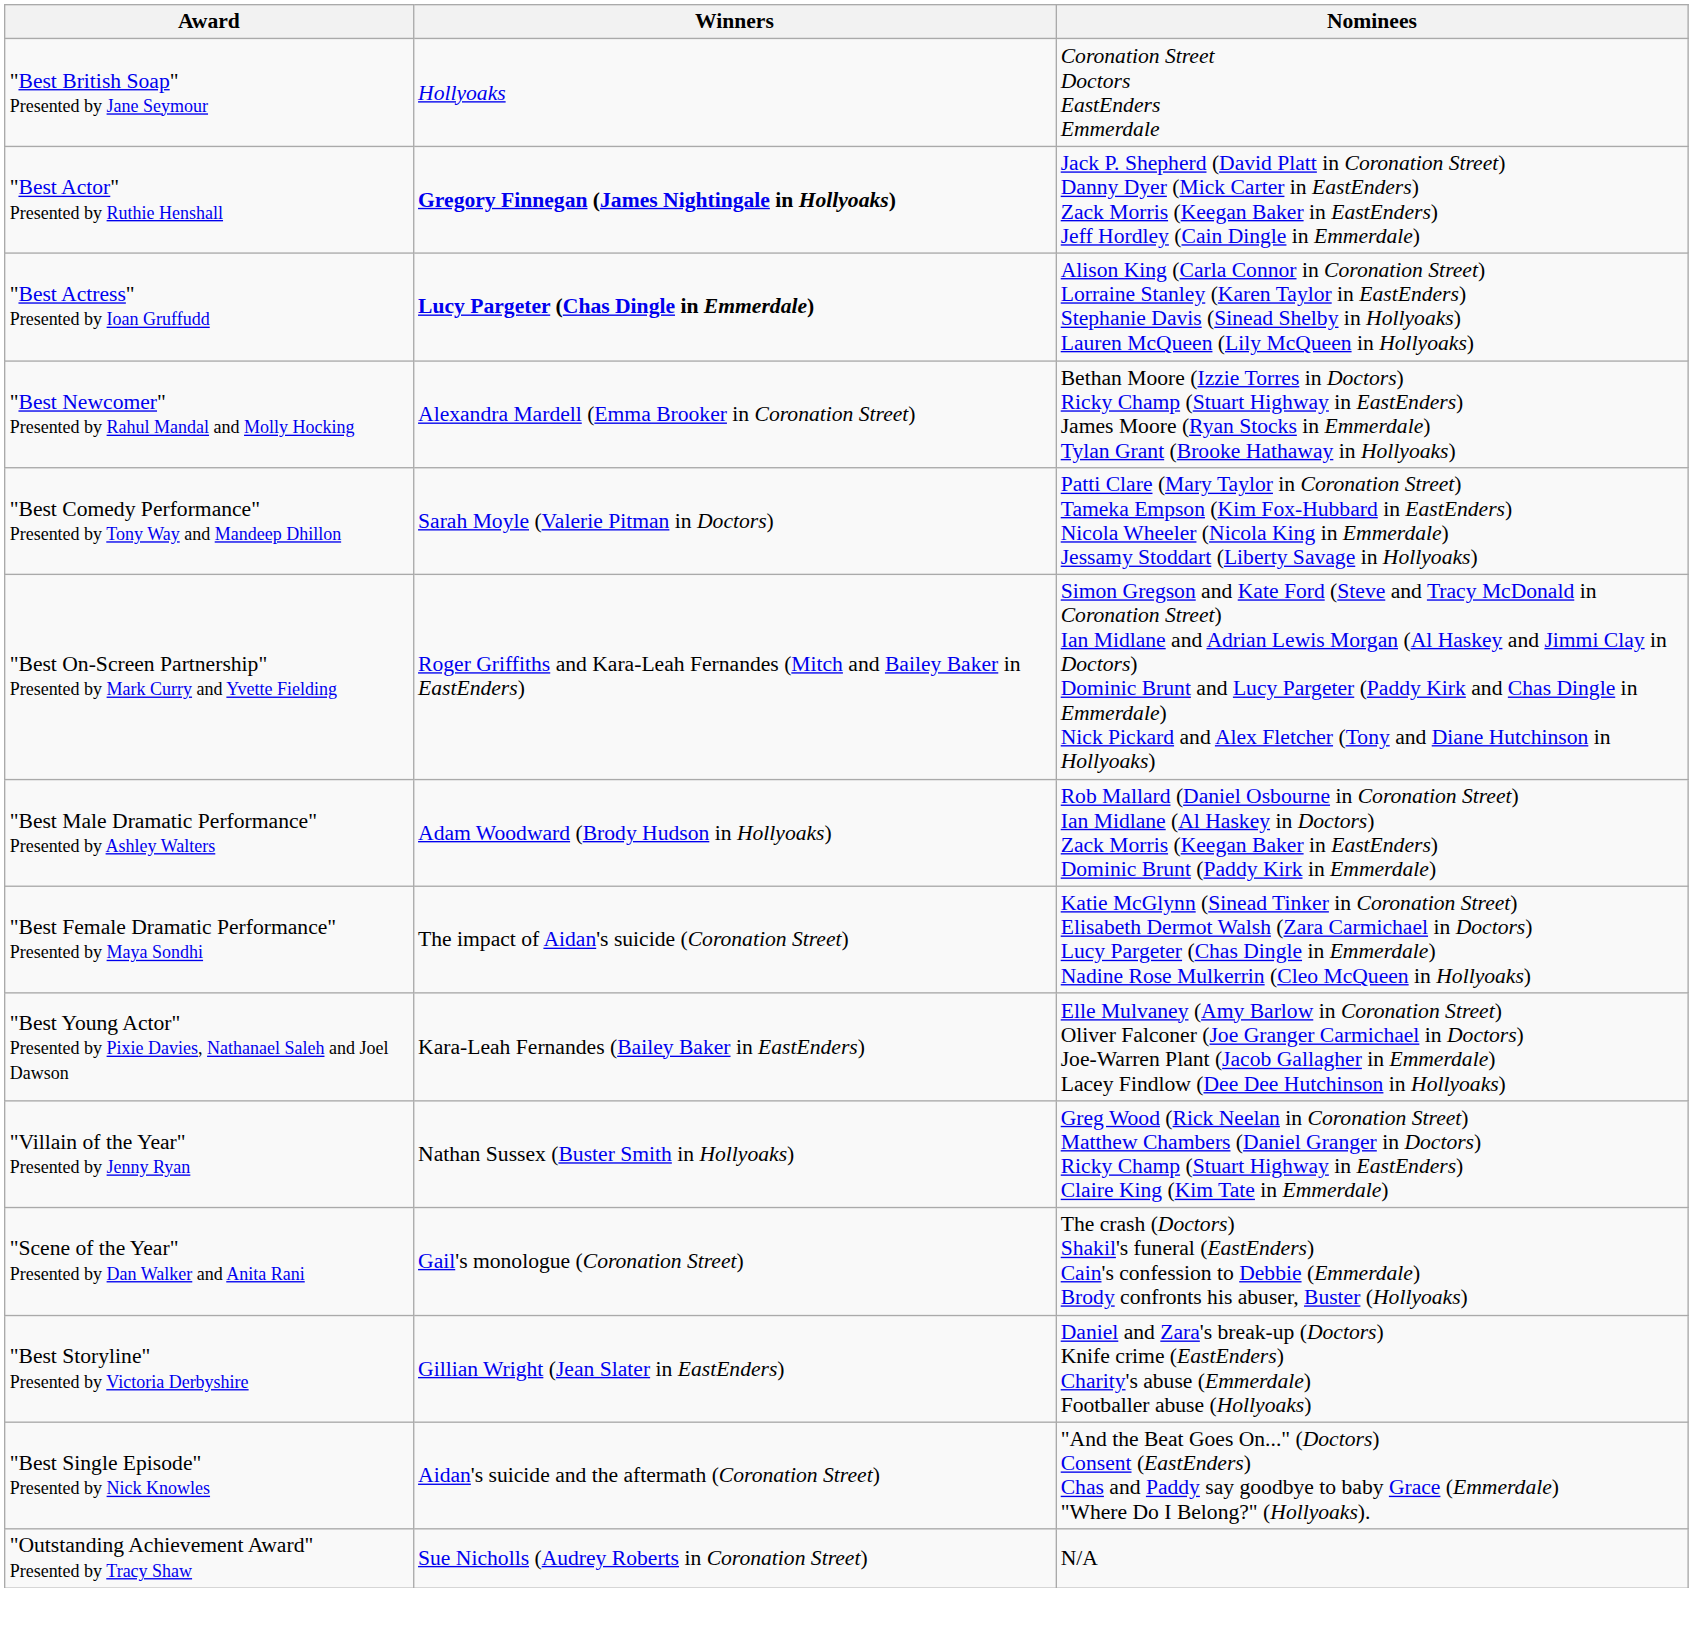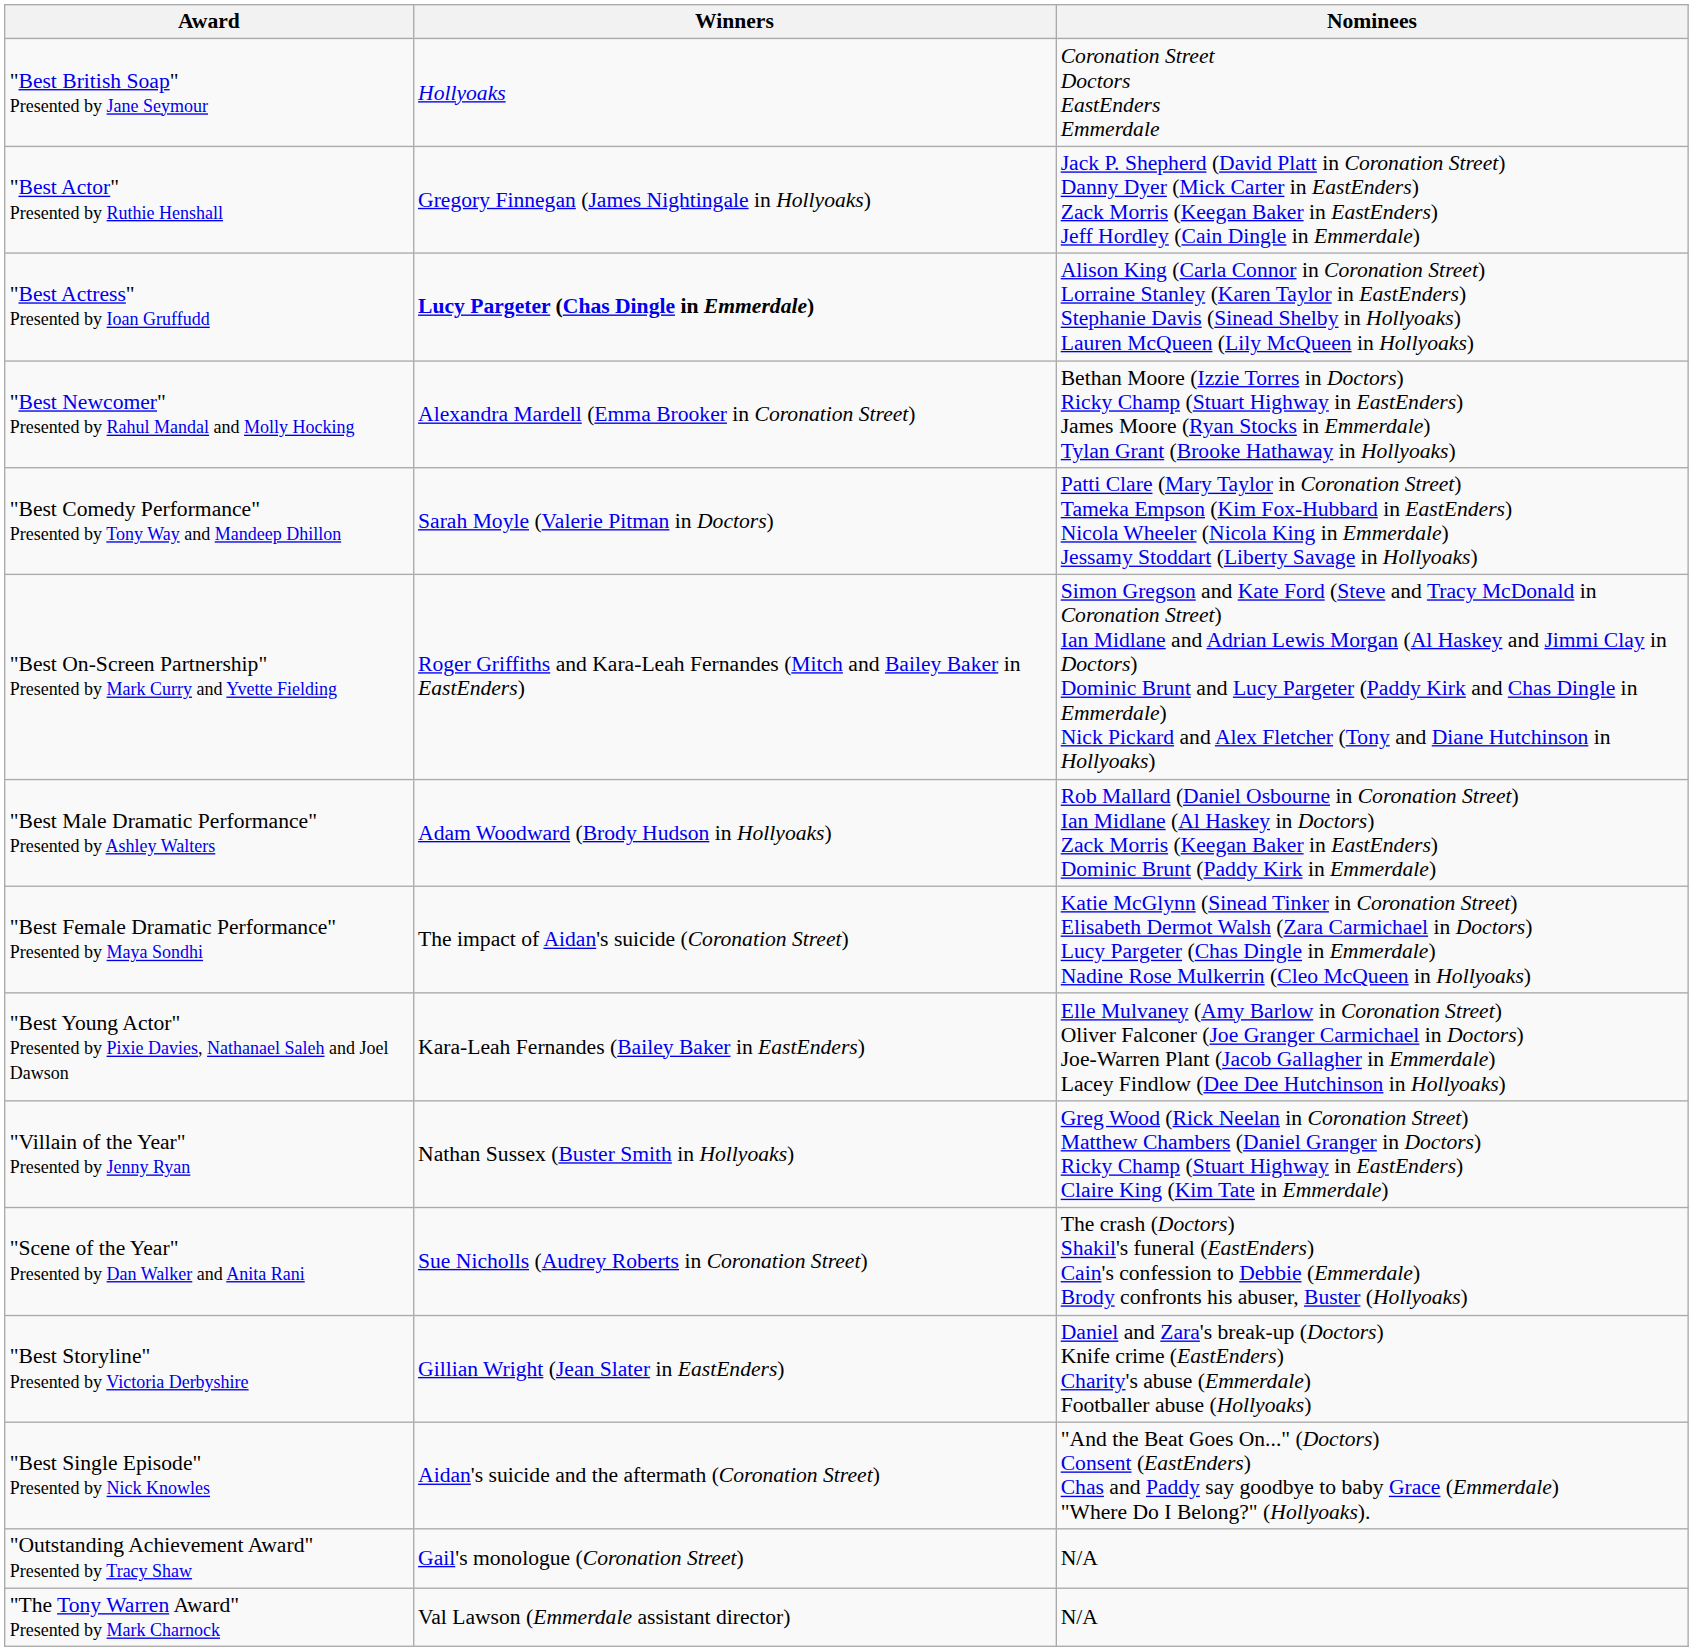(657, 199) bold -> (645, 199) normal
(581, 1261) Gail's monologue (Coronation Street) -> (643, 1261) Sue Nicholls (Audrey Roberts in Coronation Street)
(643, 1558) Sue Nicholls (Audrey Roberts in Coronation Street) -> (581, 1558) Gail's monologue (Coronation Street)
+ row: (124, 1616)
